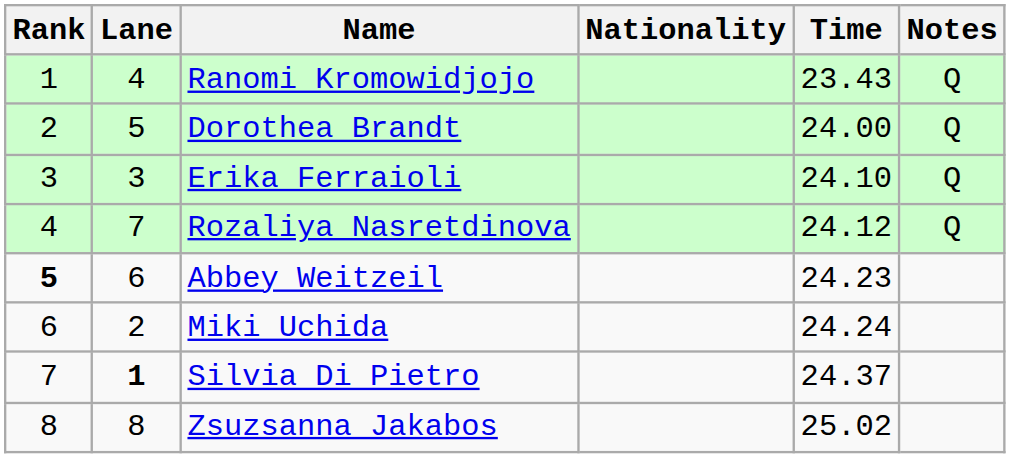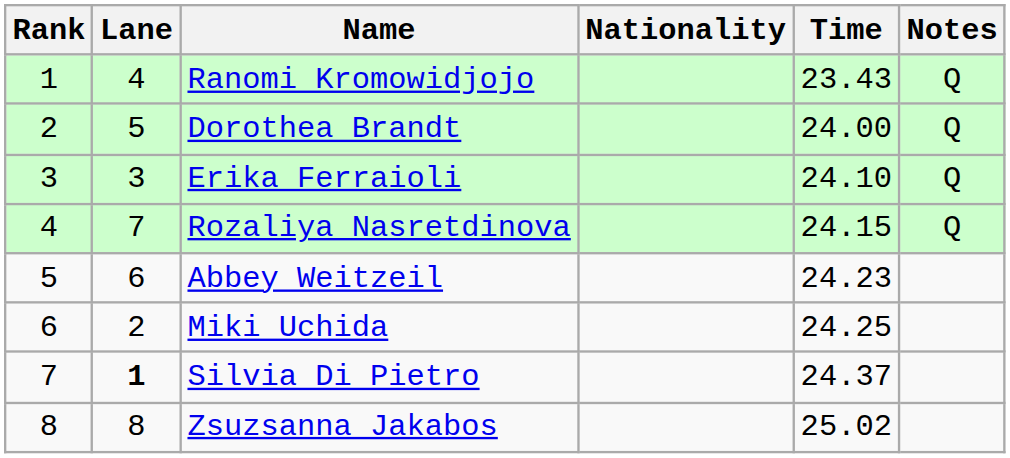(846, 228) 24.12 -> (846, 228) 24.15
(49, 278) bold -> (49, 278) normal
(846, 327) 24.24 -> (846, 327) 24.25
